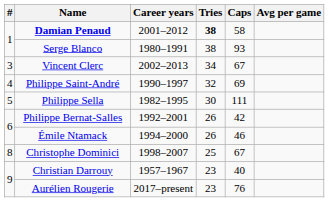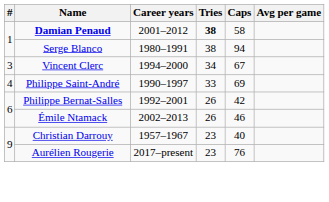(239, 48) 93 -> (239, 48) 94
(163, 65) 2002–2013 -> (163, 65) 1994–2000
(211, 83) 32 -> (211, 83) 33
- row: (73, 100)
(163, 135) 1994–2000 -> (163, 118) 2002–2013
- row: (73, 153)
